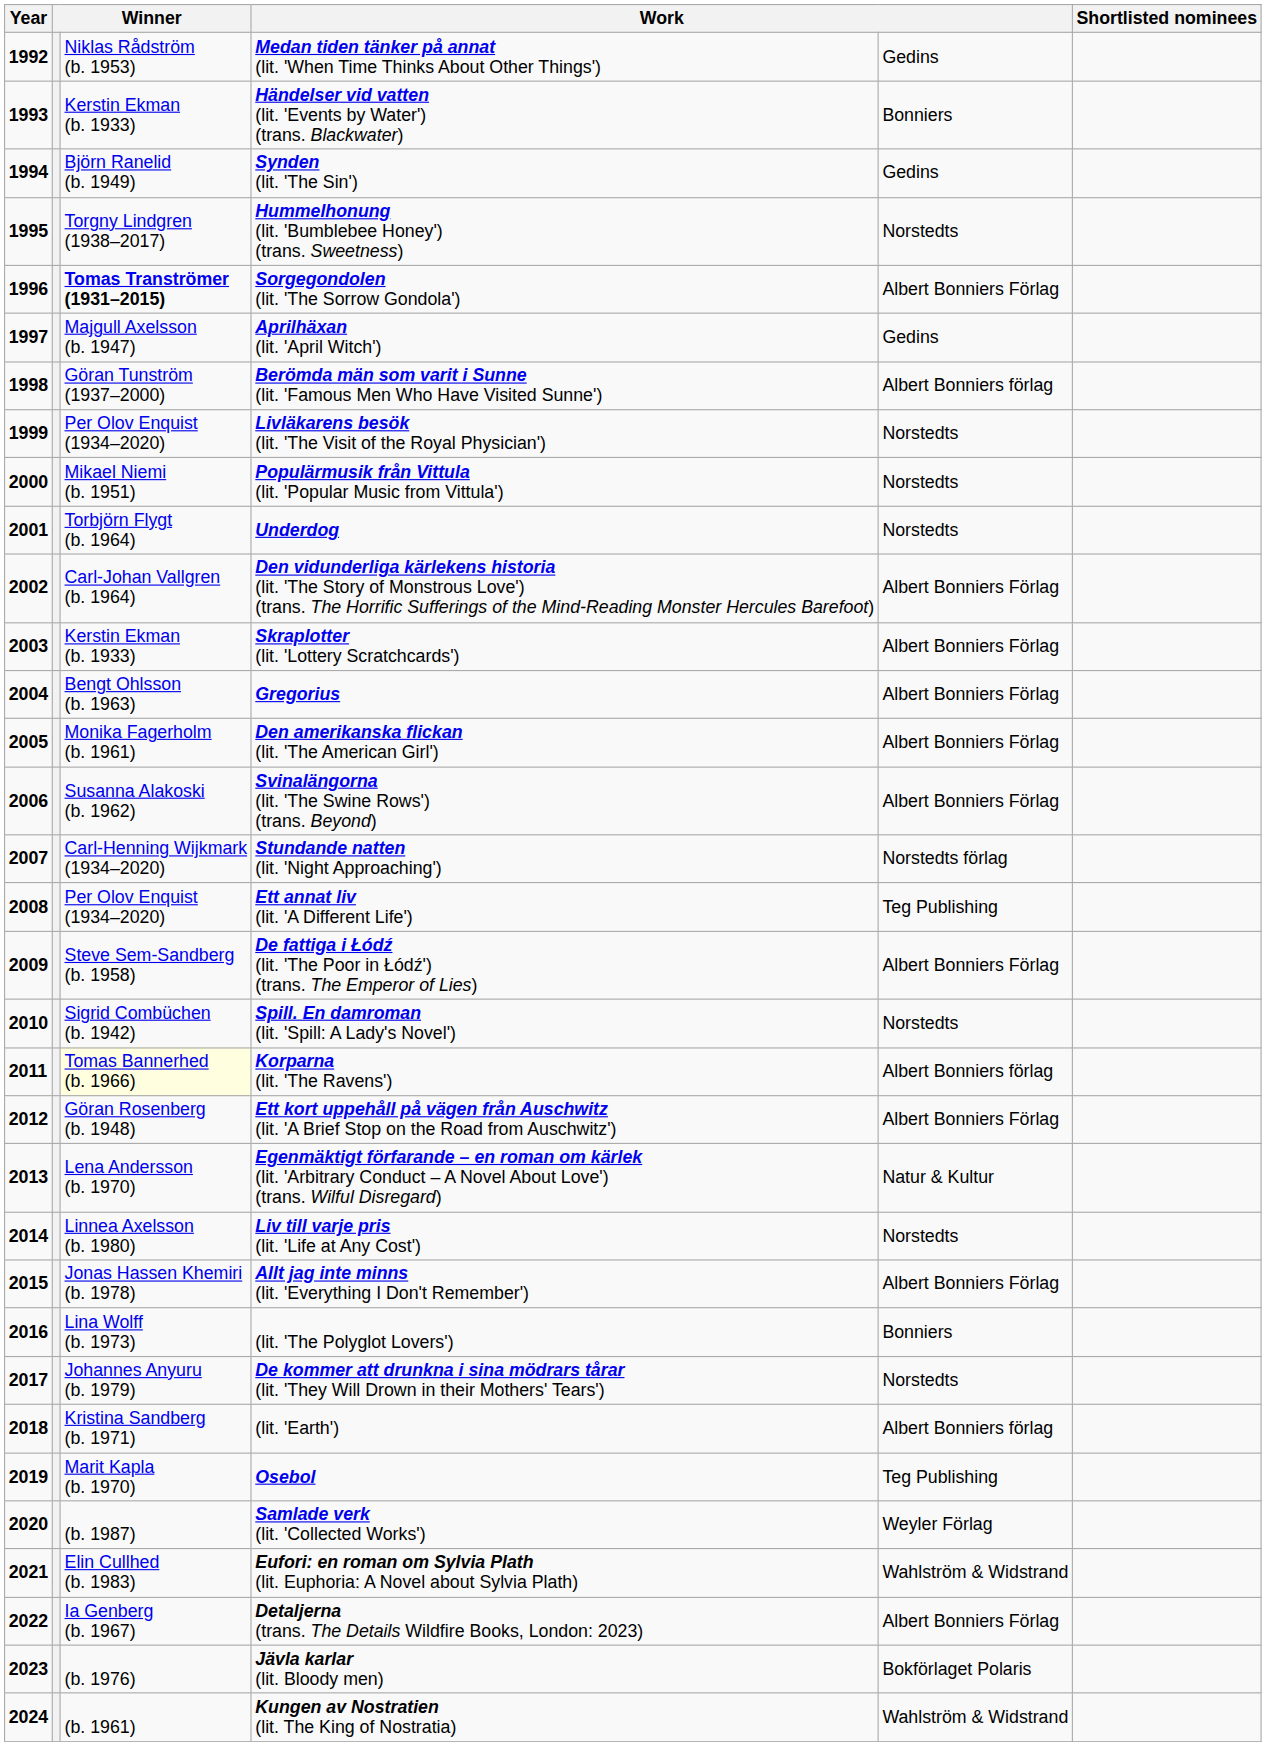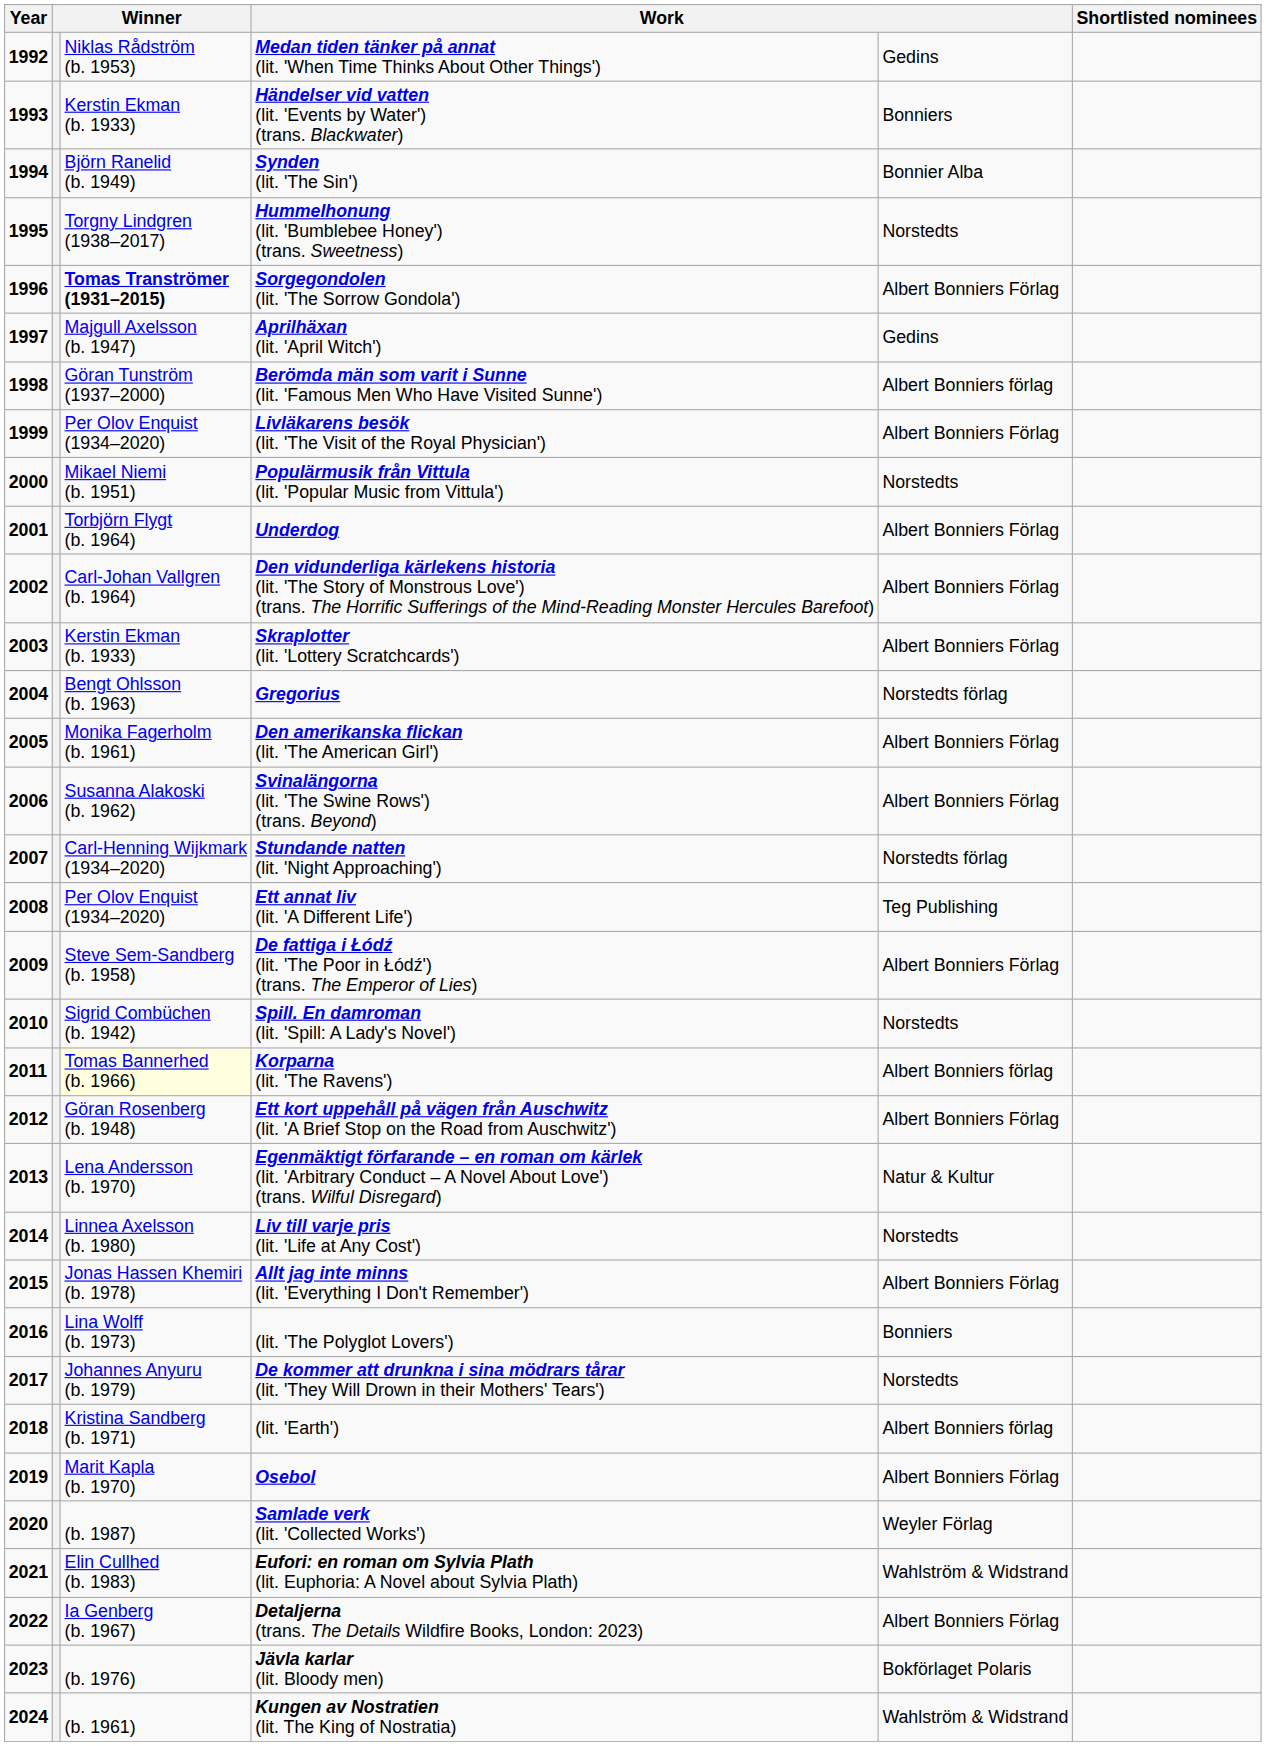(911, 173) Gedins -> (933, 173) Bonnier Alba
(920, 433) Norstedts -> (971, 433) Albert Bonniers Förlag
(920, 530) Norstedts -> (971, 530) Albert Bonniers Förlag
(971, 694) Albert Bonniers Förlag -> (945, 694) Norstedts förlag
(940, 1476) Teg Publishing -> (971, 1476) Albert Bonniers Förlag
